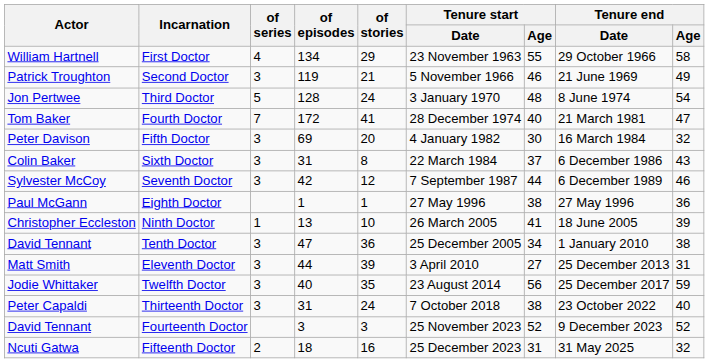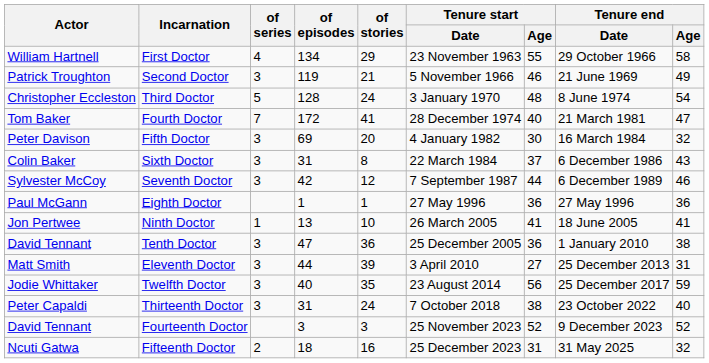(44, 98) Jon Pertwee -> (72, 98) Christopher Eccleston
(535, 202) 38 -> (535, 202) 36
(72, 222) Christopher Eccleston -> (44, 222) Jon Pertwee
(683, 222) 39 -> (683, 222) 41
(535, 243) 34 -> (535, 243) 36
